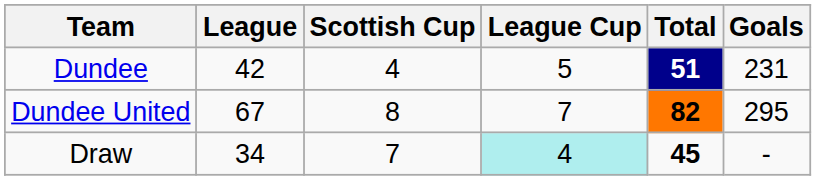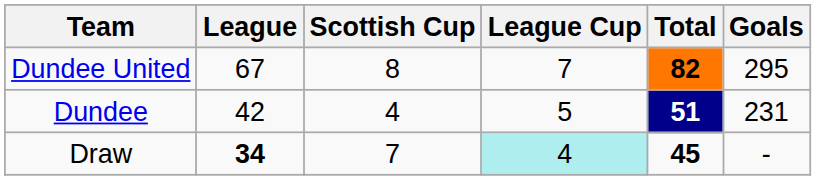rows swapped: (101, 69) <-> (101, 112)
(250, 154) normal -> (250, 154) bold
